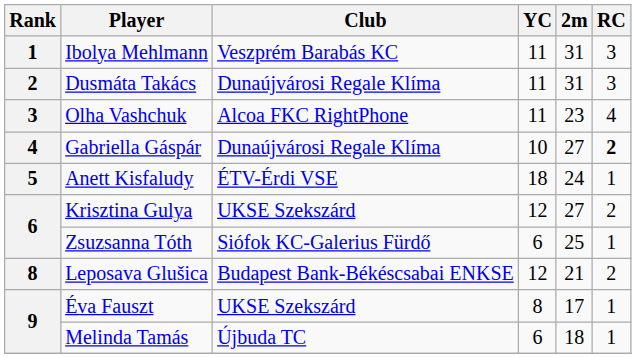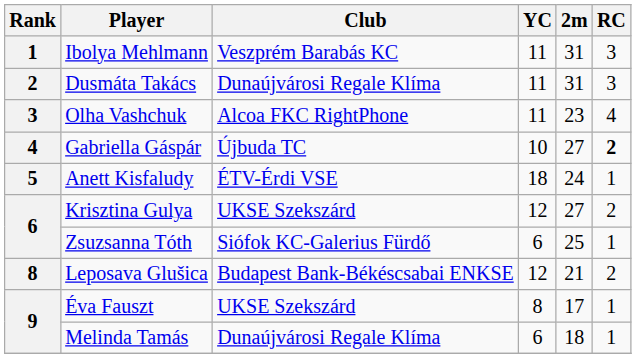(329, 147) Dunaújvárosi Regale Klíma -> (262, 147) Újbuda TC
(262, 337) Újbuda TC -> (329, 337) Dunaújvárosi Regale Klíma
